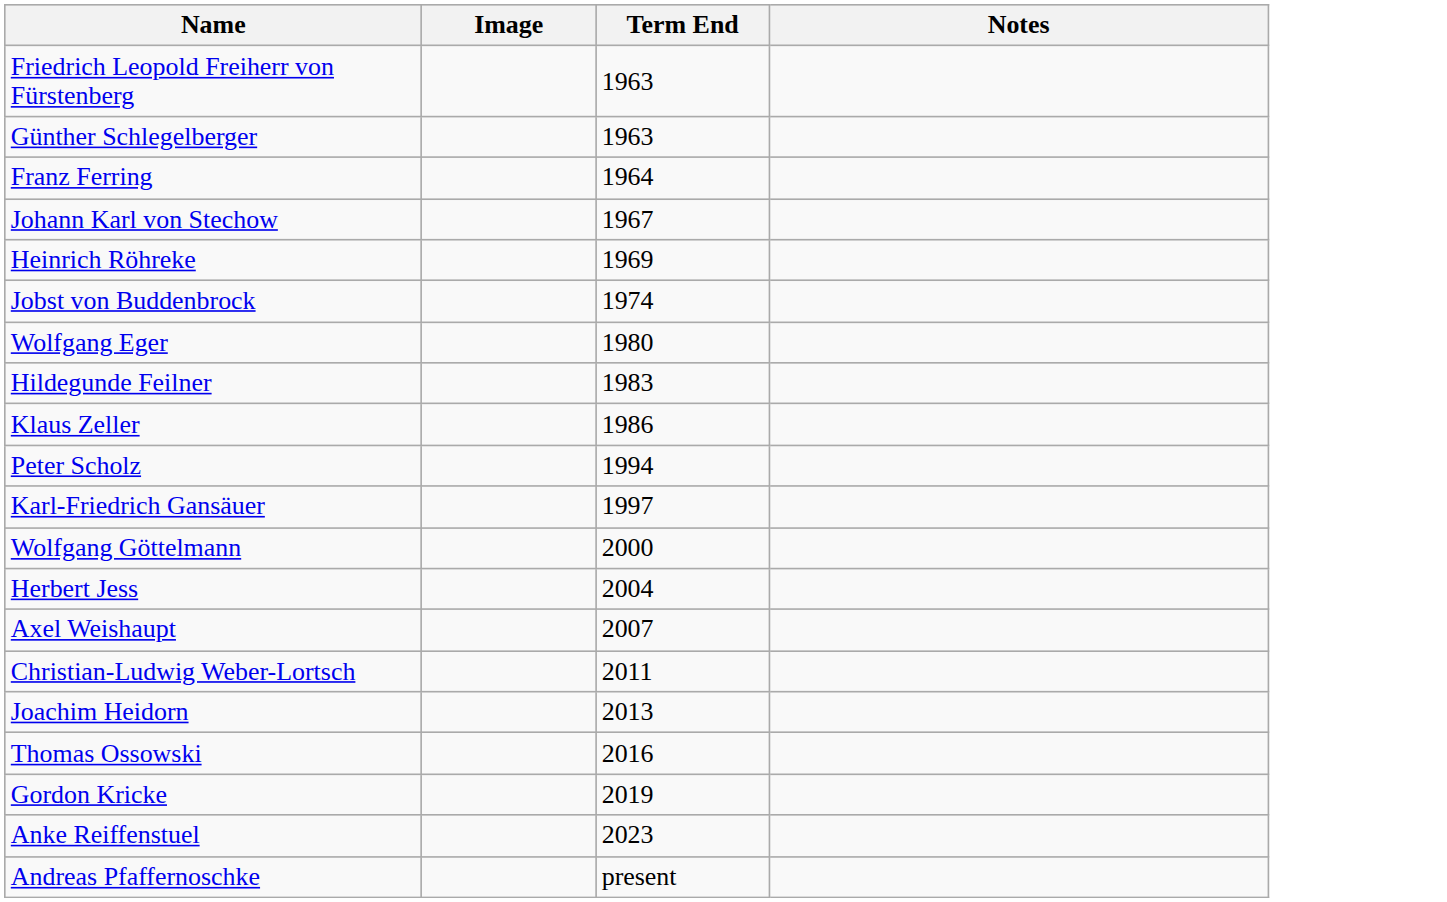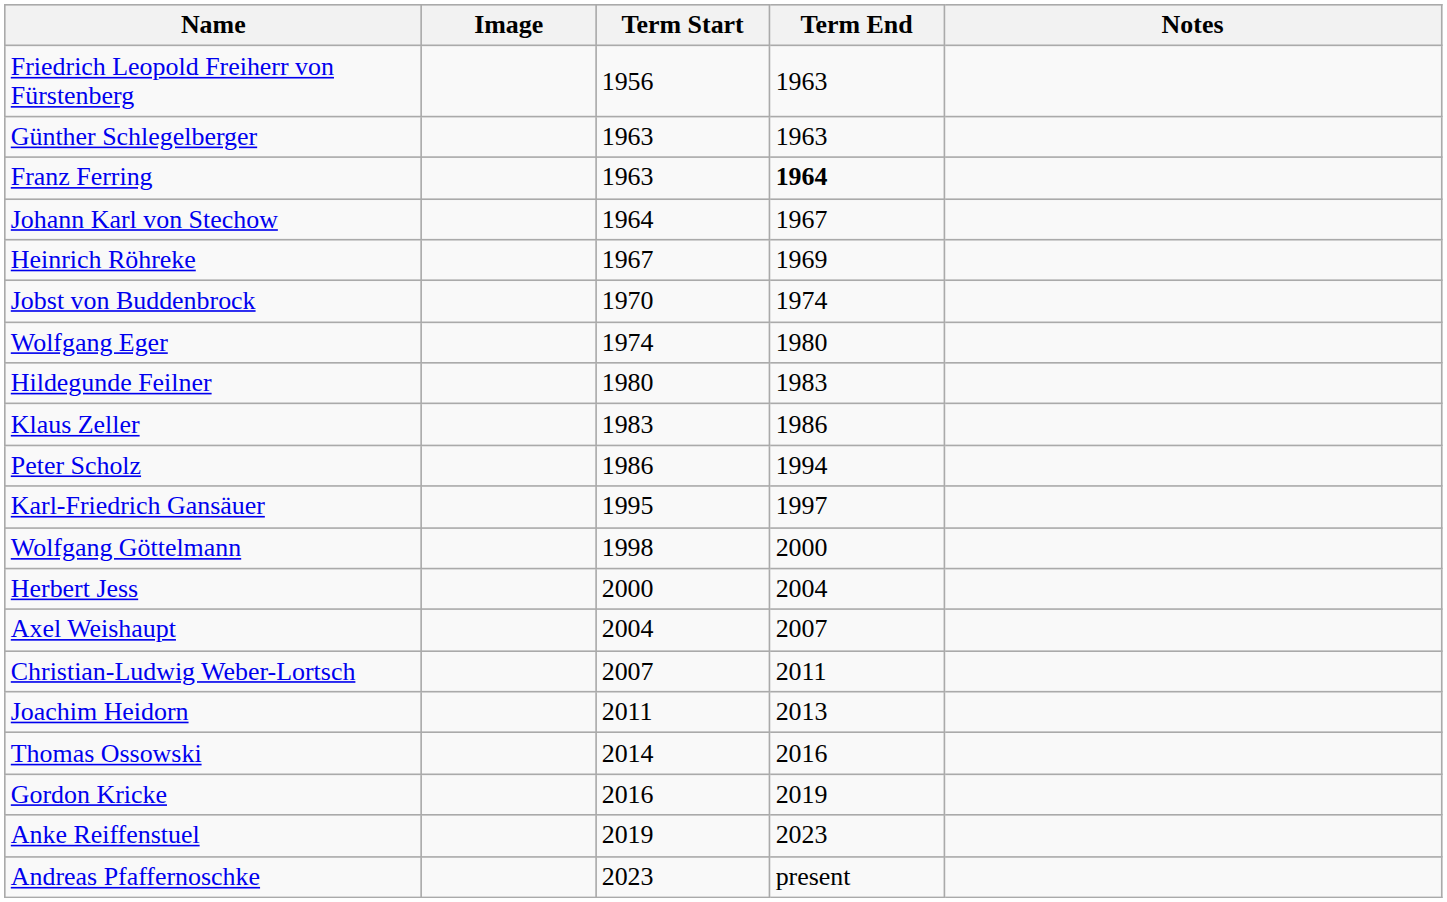+ column: (683, 25)
(628, 177) normal -> (802, 177) bold
